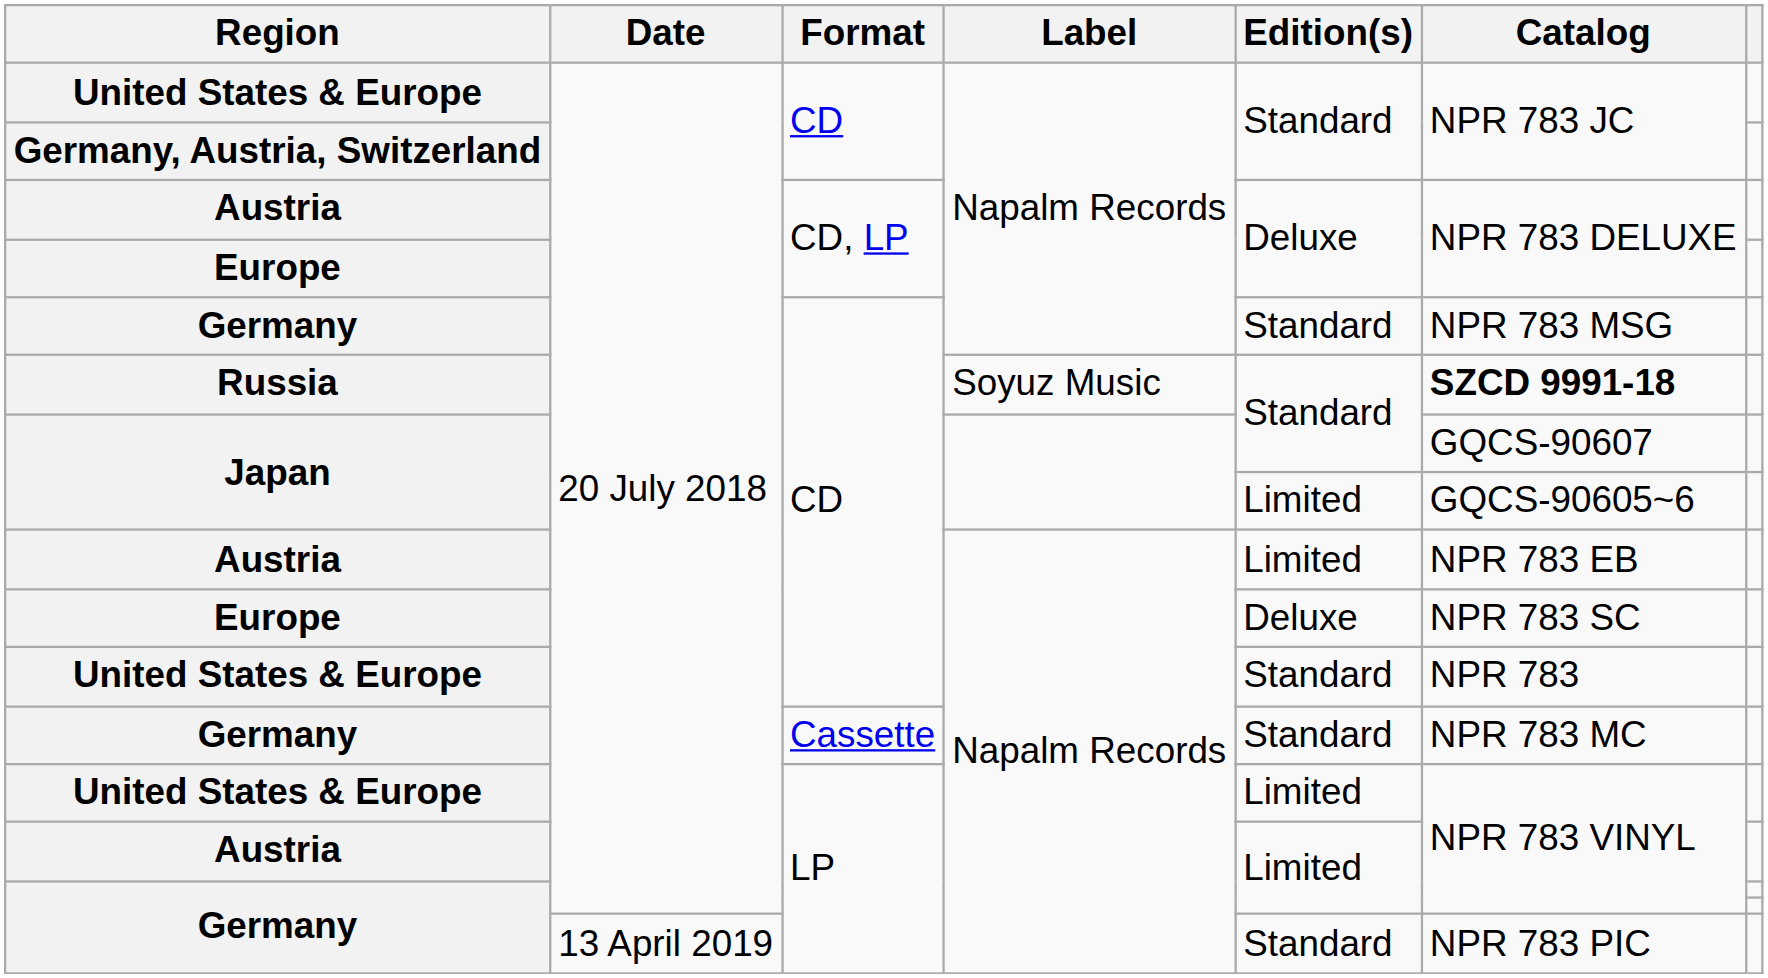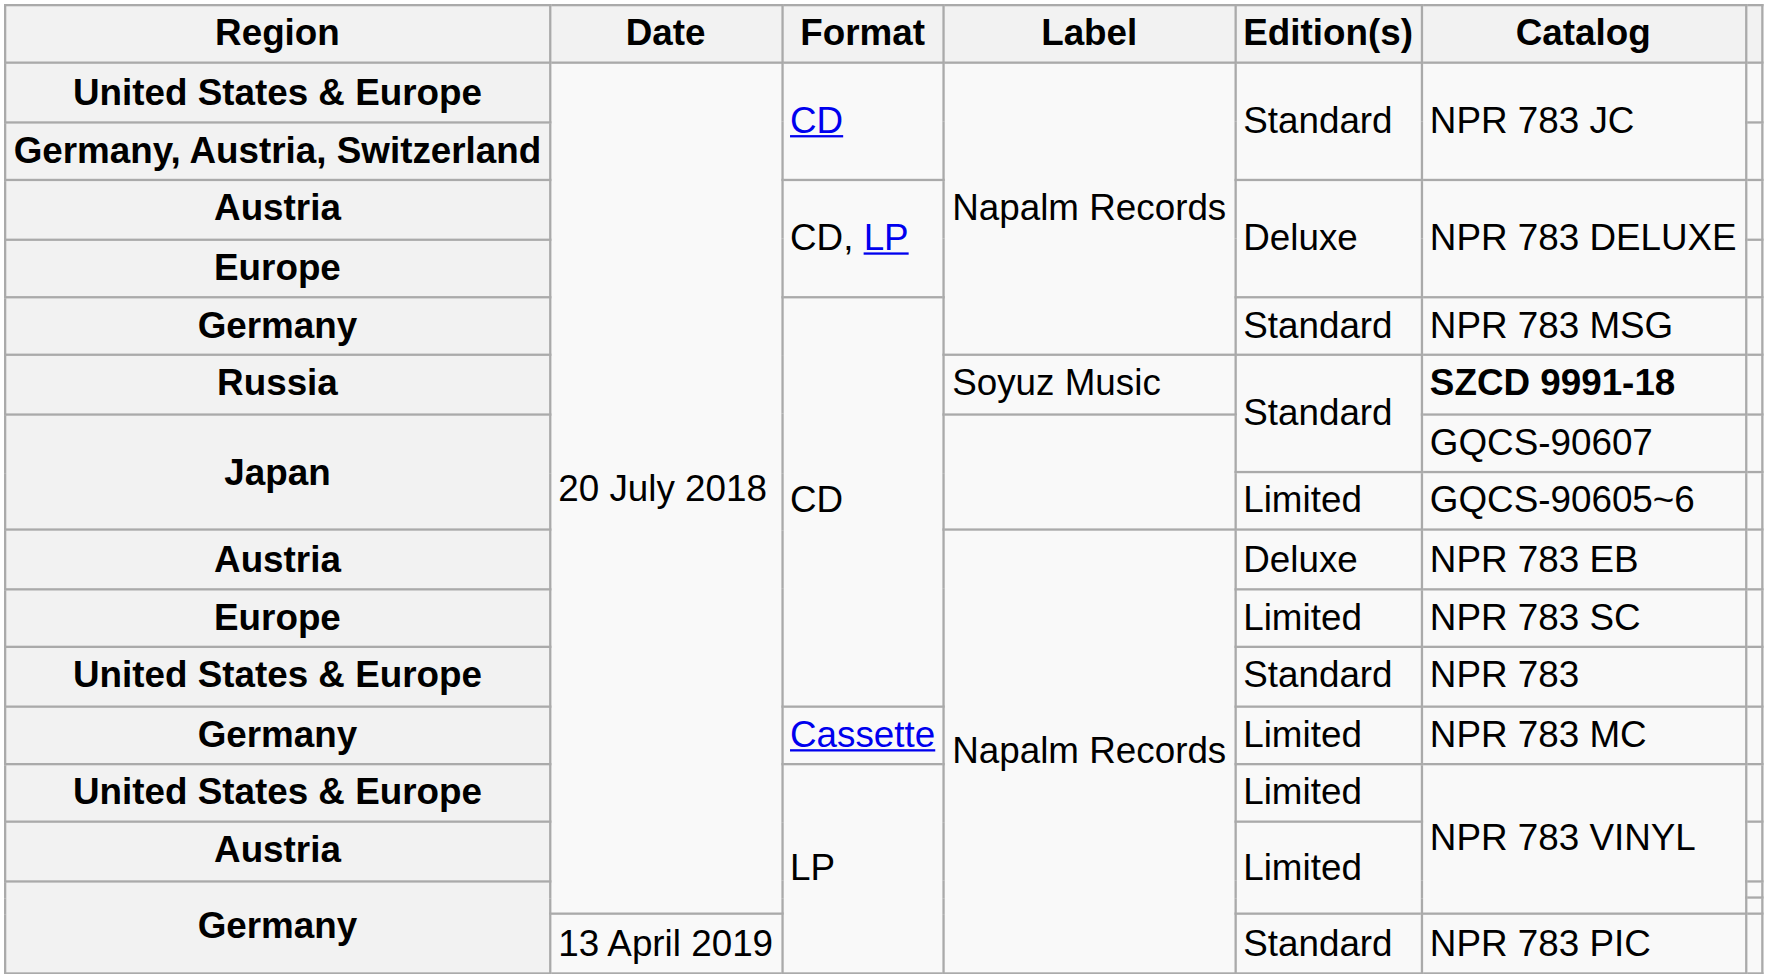(1303, 558) Limited -> (1301, 558) Deluxe
(1301, 617) Deluxe -> (1303, 617) Limited
(1318, 734) Standard -> (1303, 734) Limited
